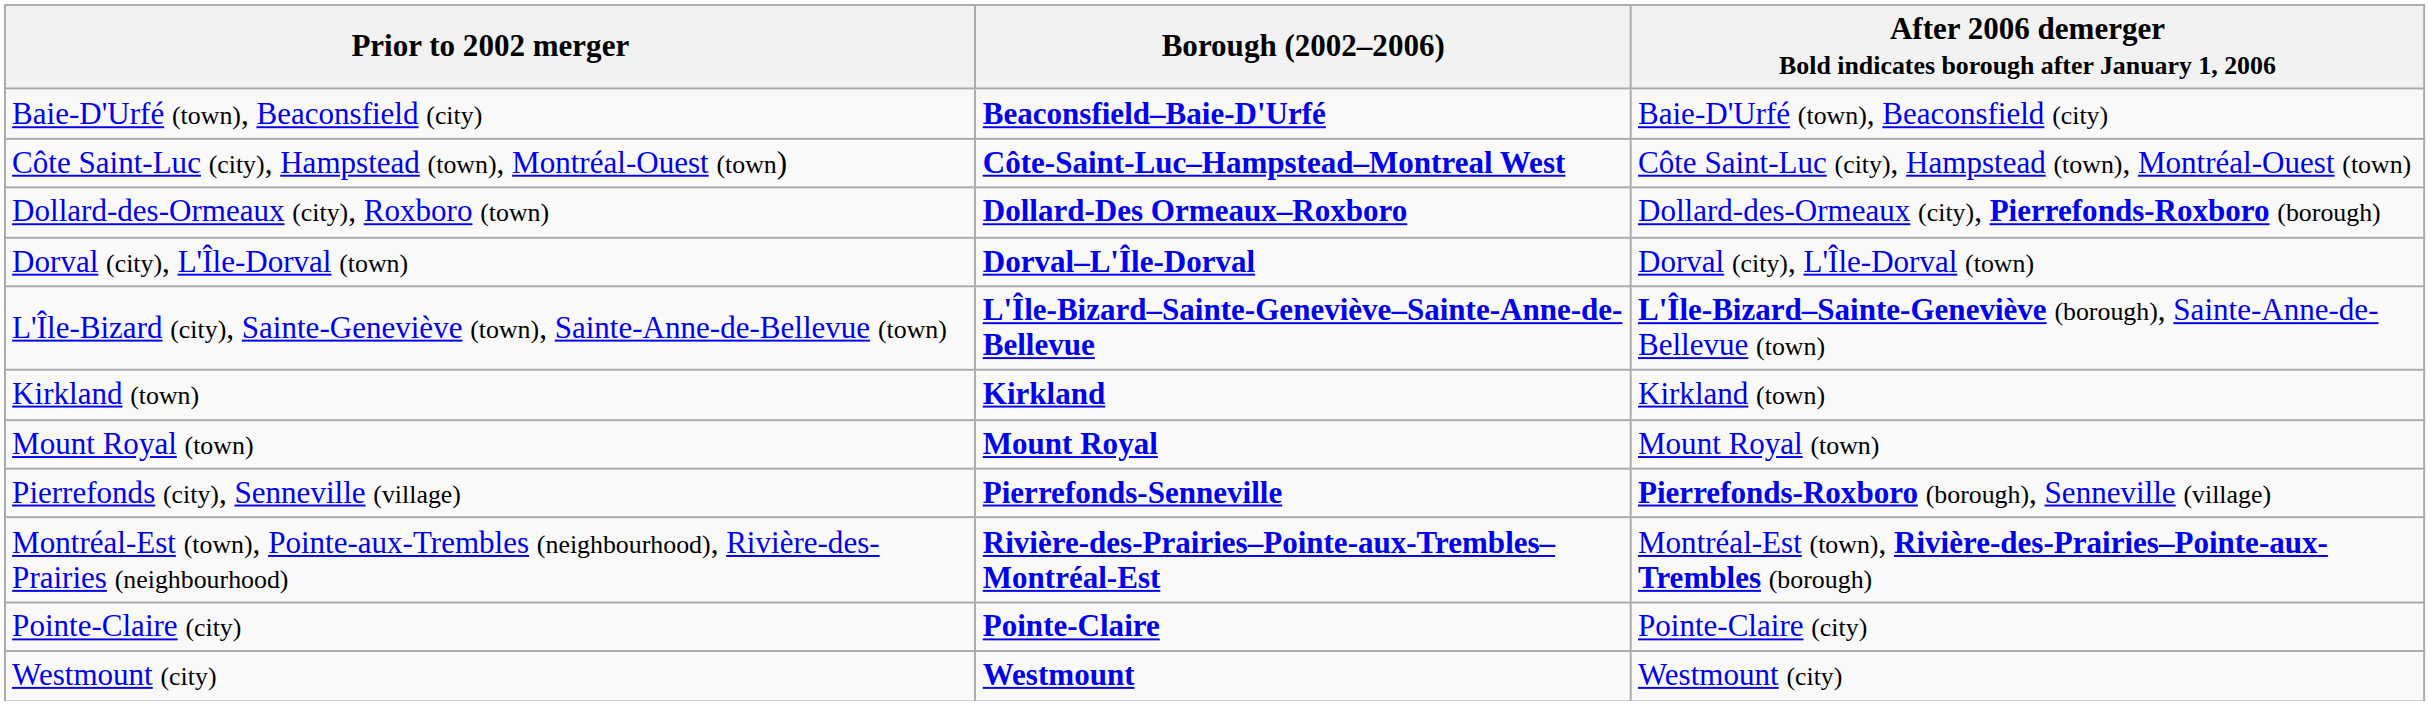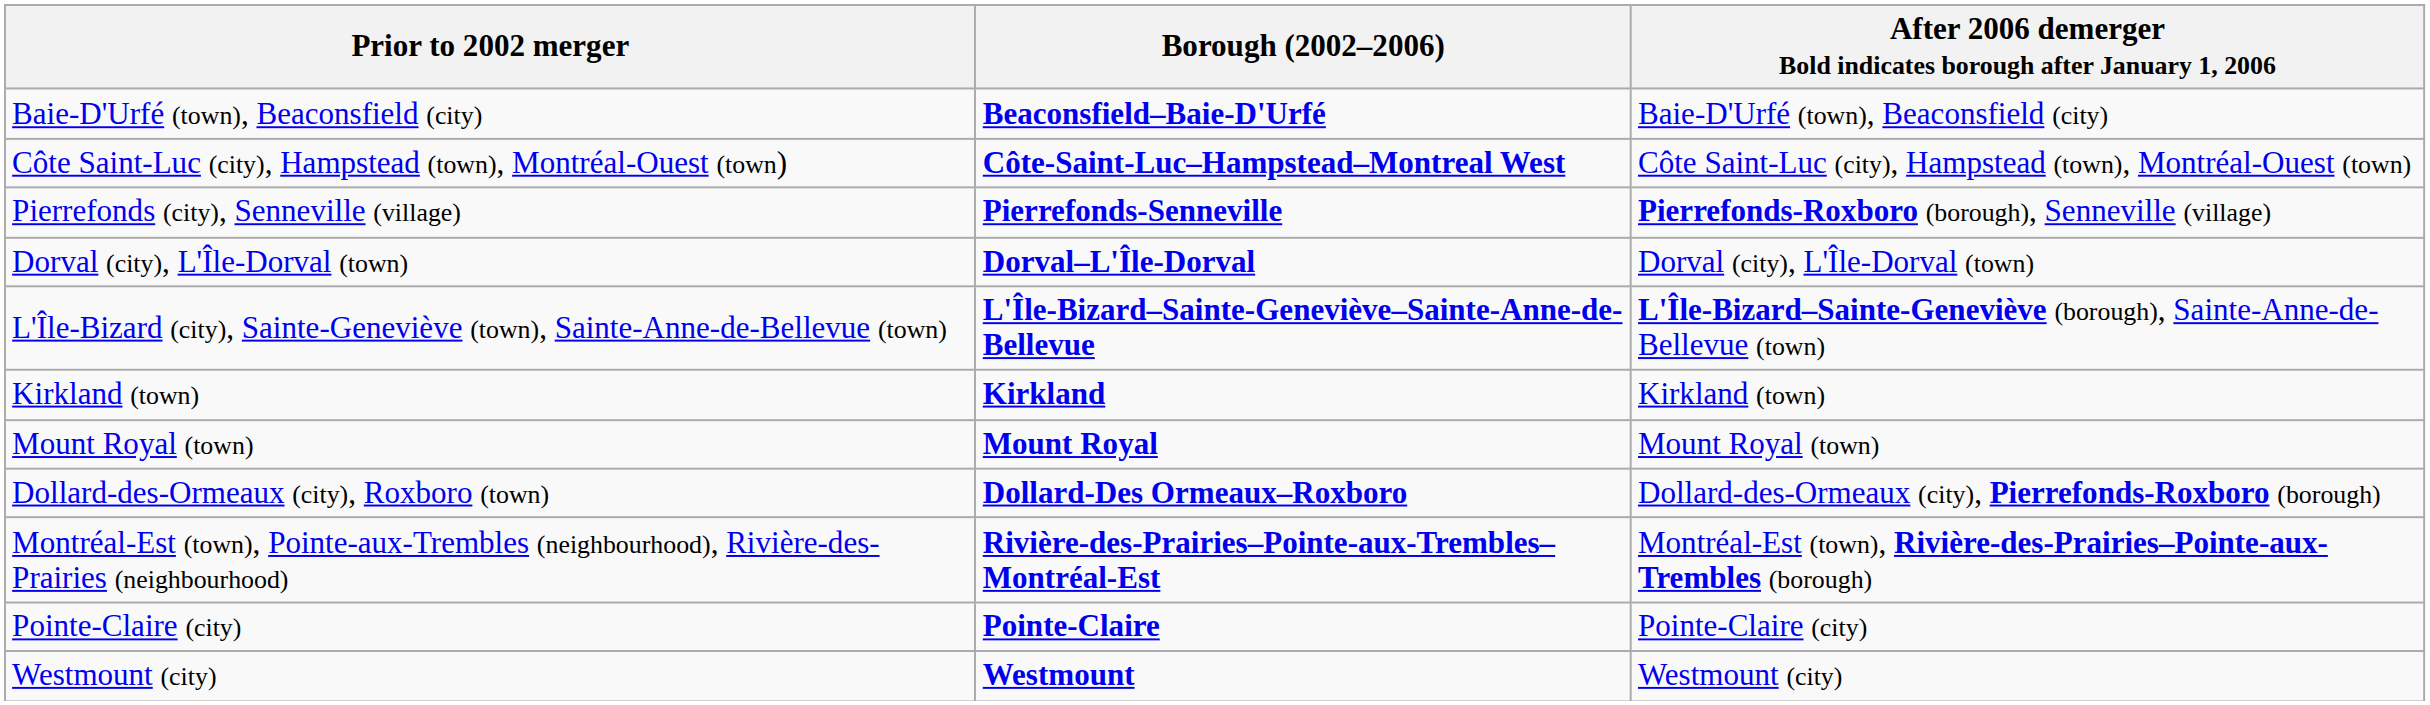rows swapped: (281, 211) <-> (237, 492)
